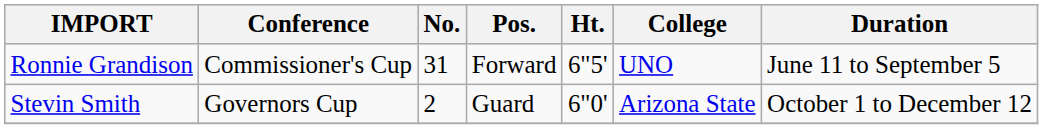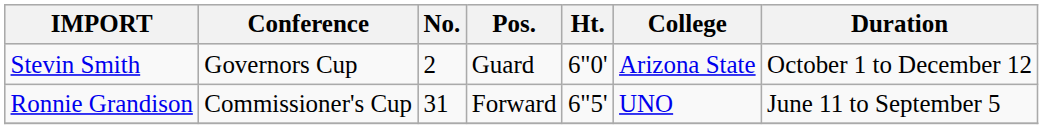rows swapped: (102, 63) <-> (75, 103)
